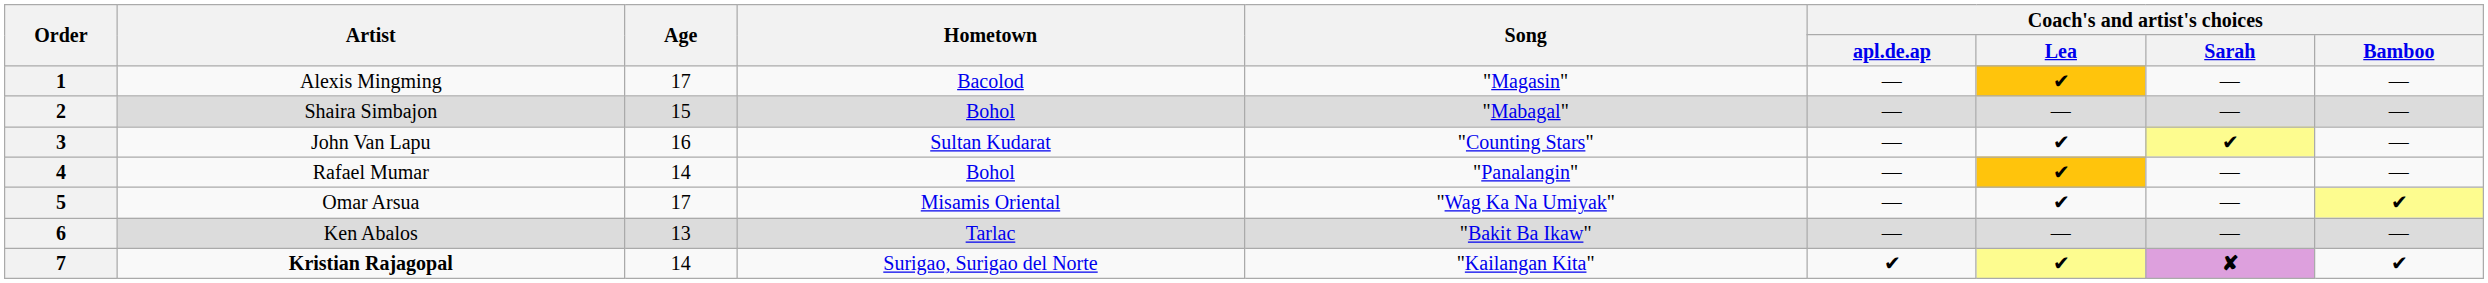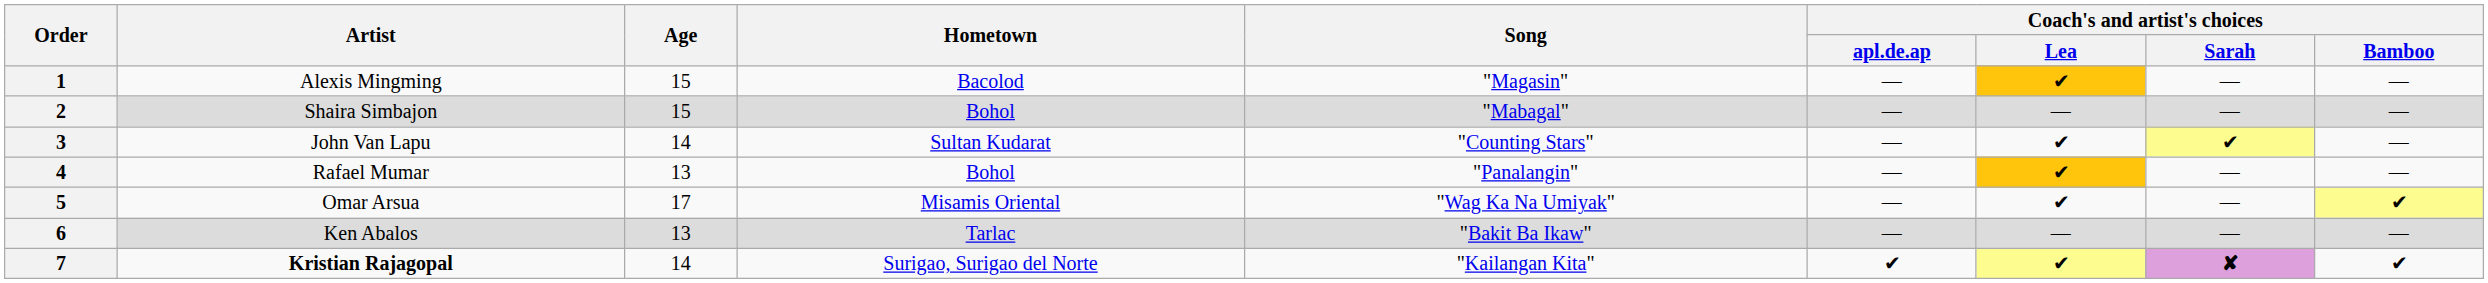(681, 81) 17 -> (681, 81) 15
(681, 142) 16 -> (681, 142) 14
(681, 172) 14 -> (681, 172) 13
